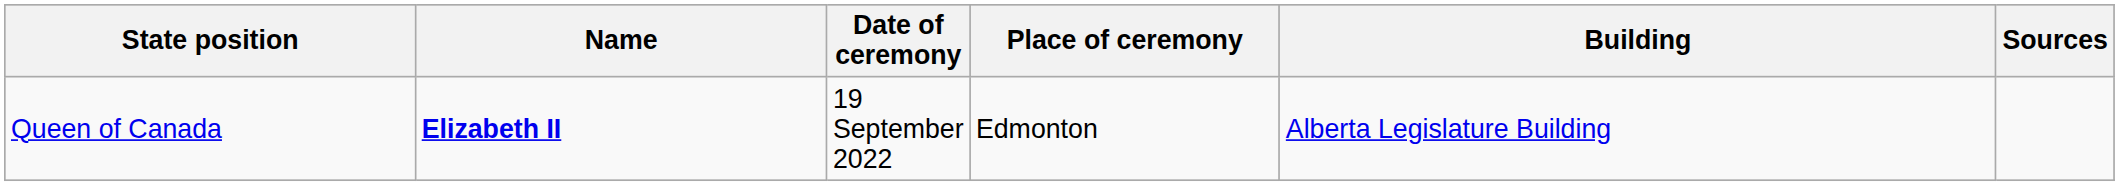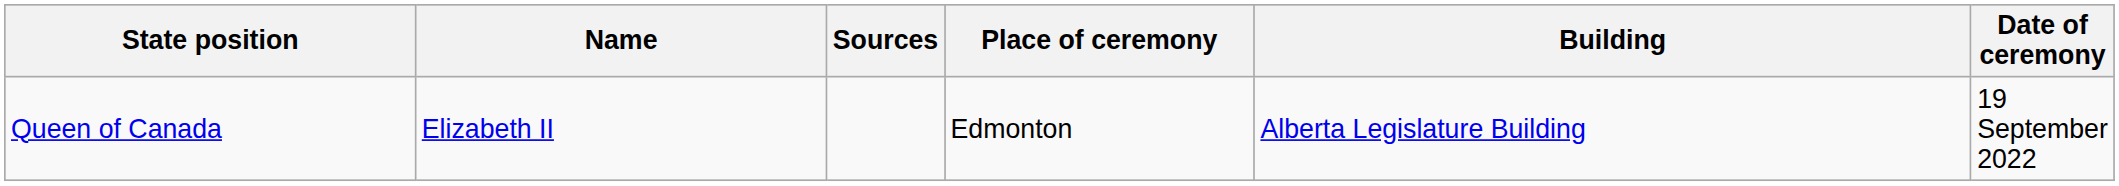columns swapped: (898, 40) <-> (2055, 40)
(491, 128) bold -> (488, 128) normal
